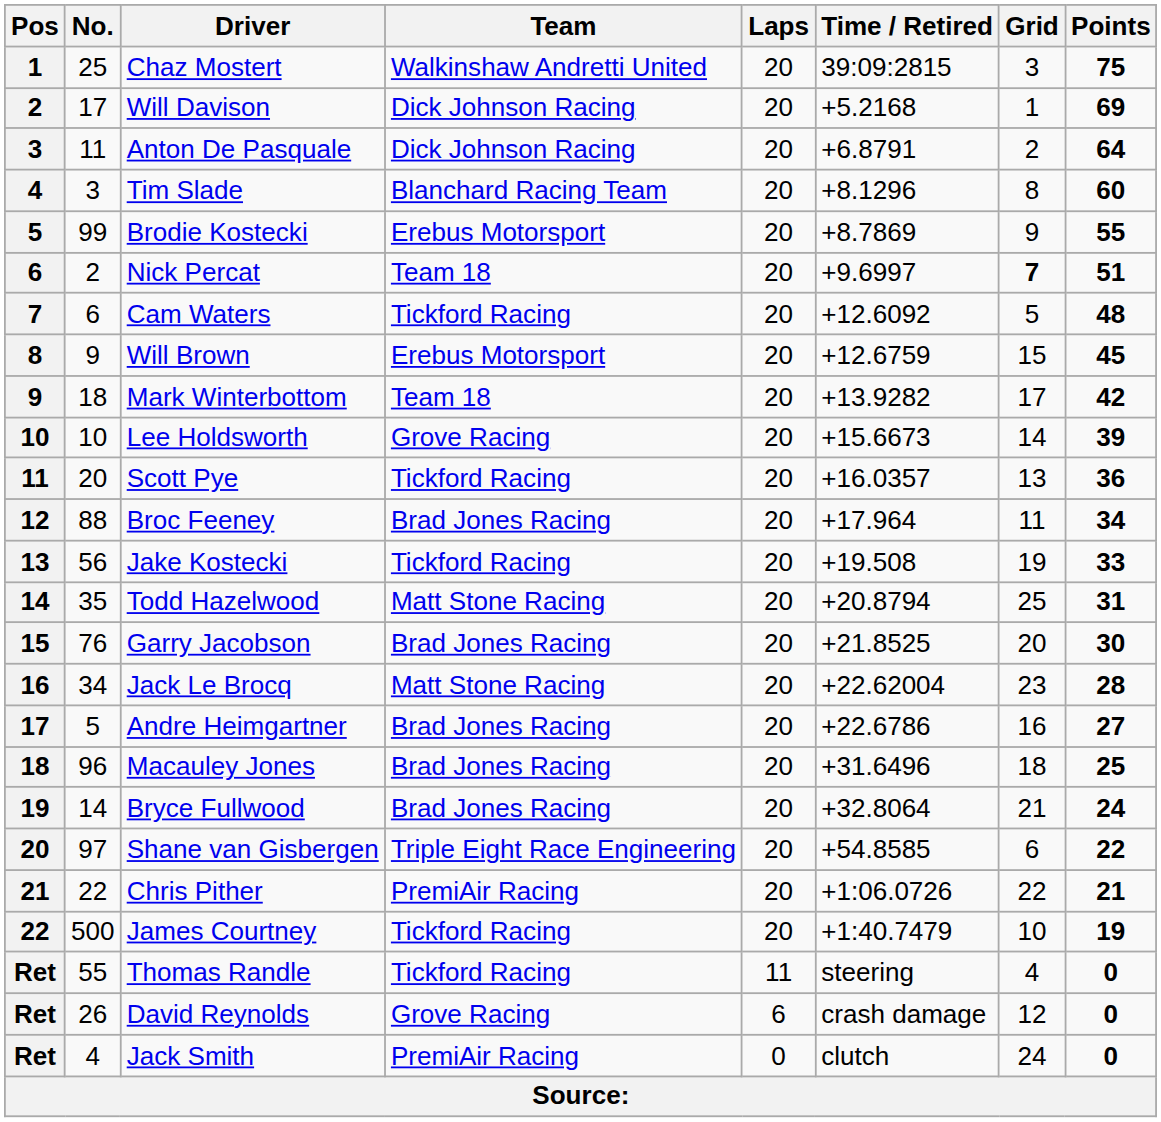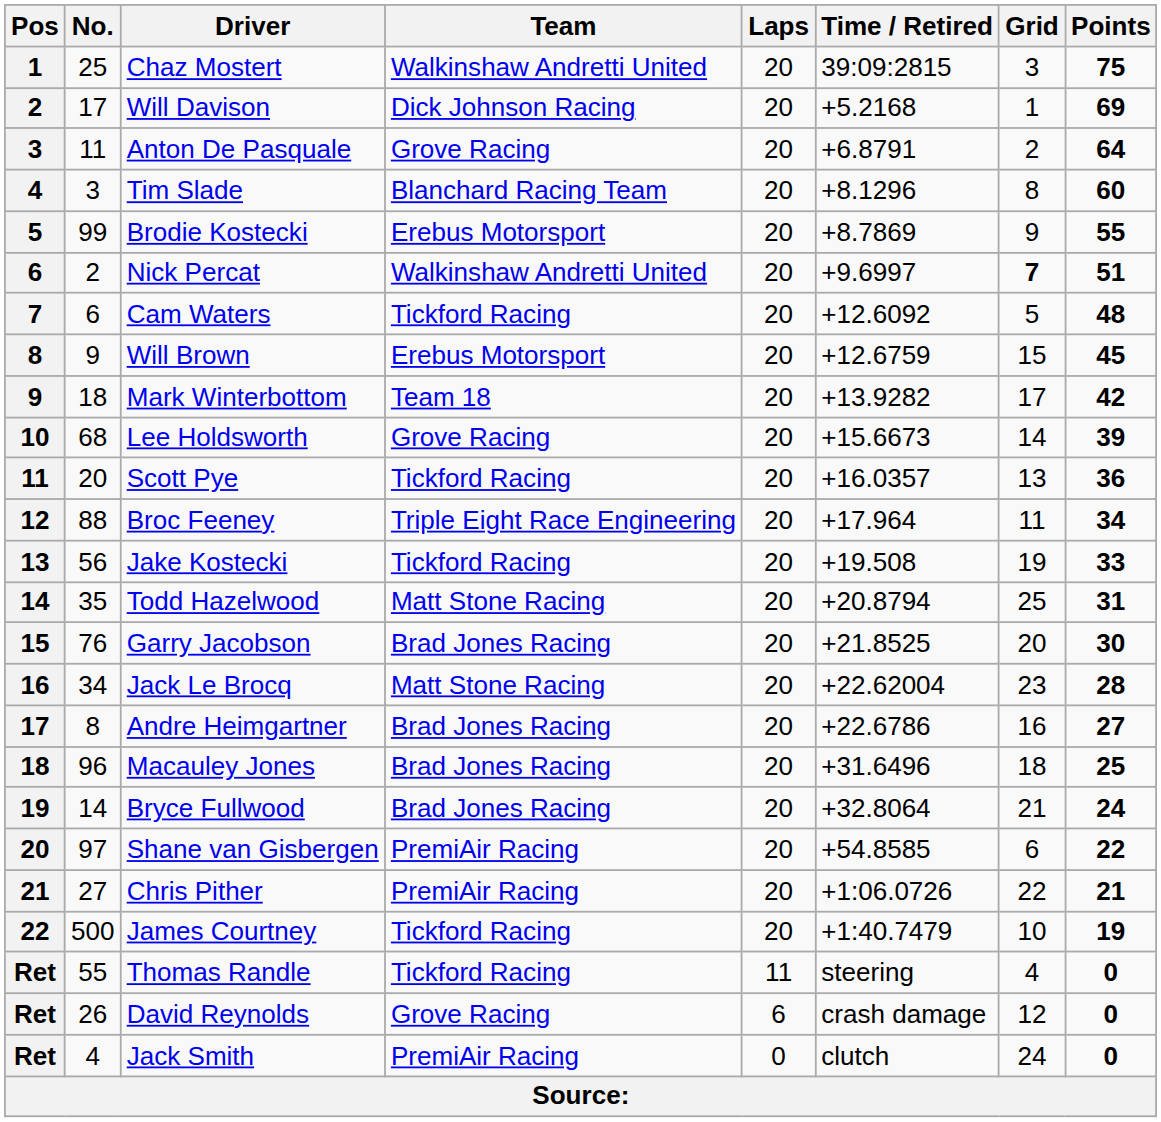(513, 149) Dick Johnson Racing -> (471, 149) Grove Racing
(441, 273) Team 18 -> (549, 273) Walkinshaw Andretti United
(93, 438) 10 -> (93, 438) 68
(501, 520) Brad Jones Racing -> (563, 520) Triple Eight Race Engineering
(93, 726) 5 -> (93, 726) 8
(563, 849) Triple Eight Race Engineering -> (485, 849) PremiAir Racing
(93, 891) 22 -> (93, 891) 27
